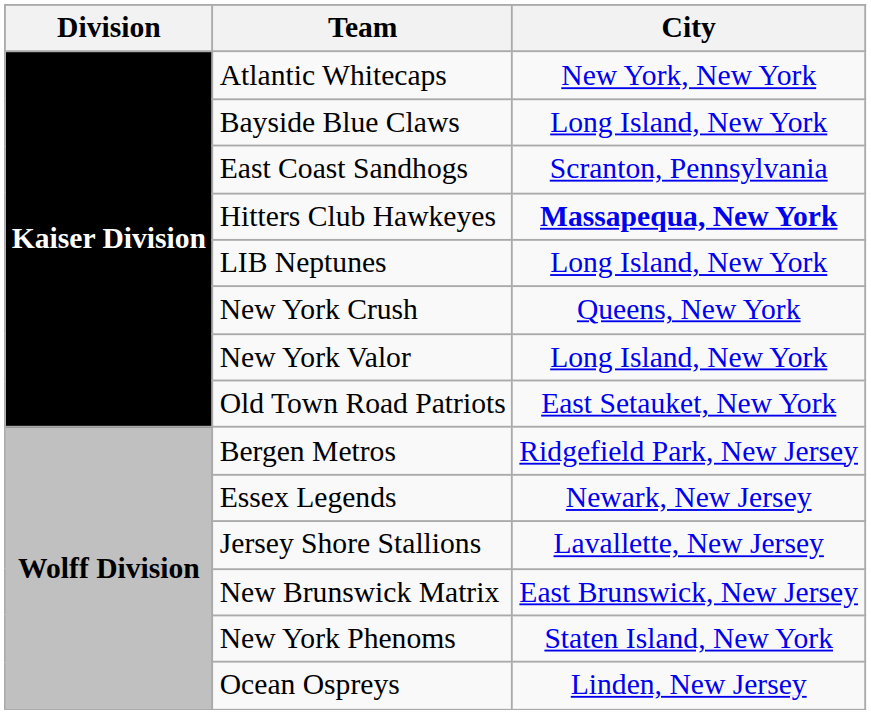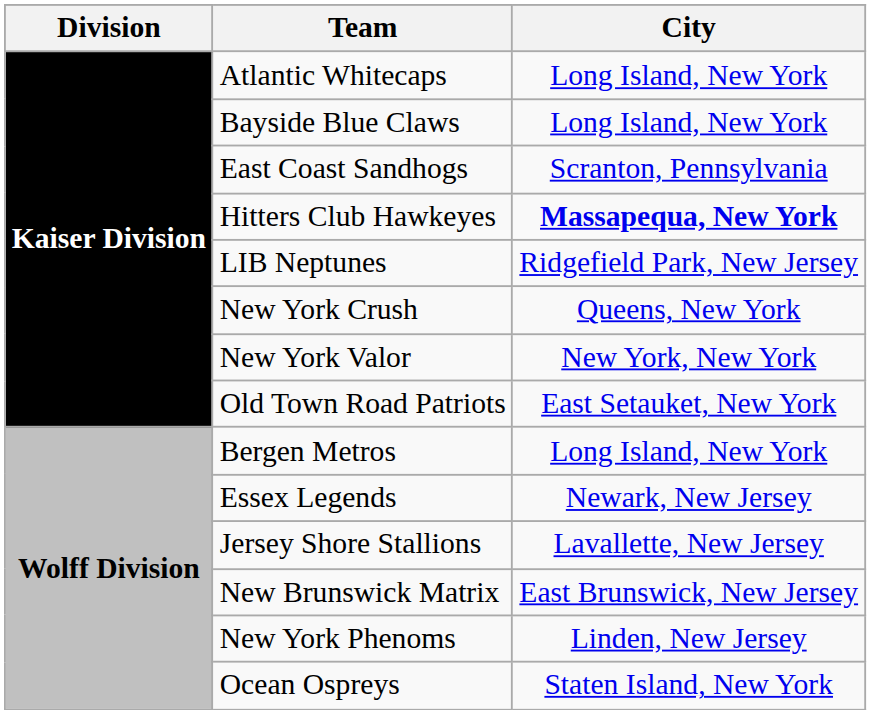(689, 74) New York, New York -> (689, 74) Long Island, New York
(689, 262) Long Island, New York -> (689, 262) Ridgefield Park, New Jersey
(689, 356) Long Island, New York -> (689, 356) New York, New York
(689, 450) Ridgefield Park, New Jersey -> (689, 450) Long Island, New York
(689, 638) Staten Island, New York -> (689, 638) Linden, New Jersey
(689, 685) Linden, New Jersey -> (689, 685) Staten Island, New York
